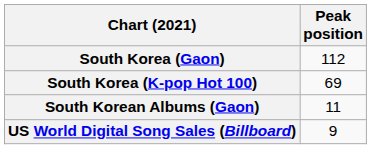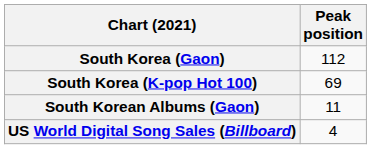(333, 131) 9 -> (333, 131) 4
